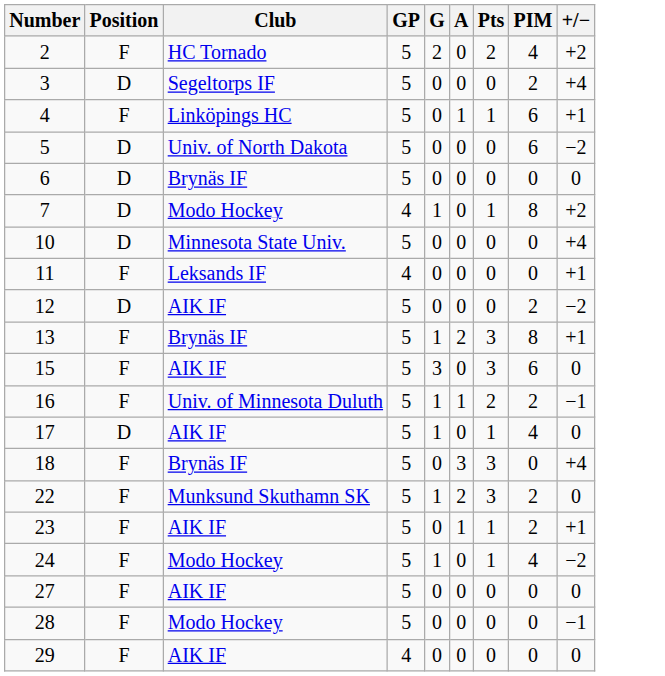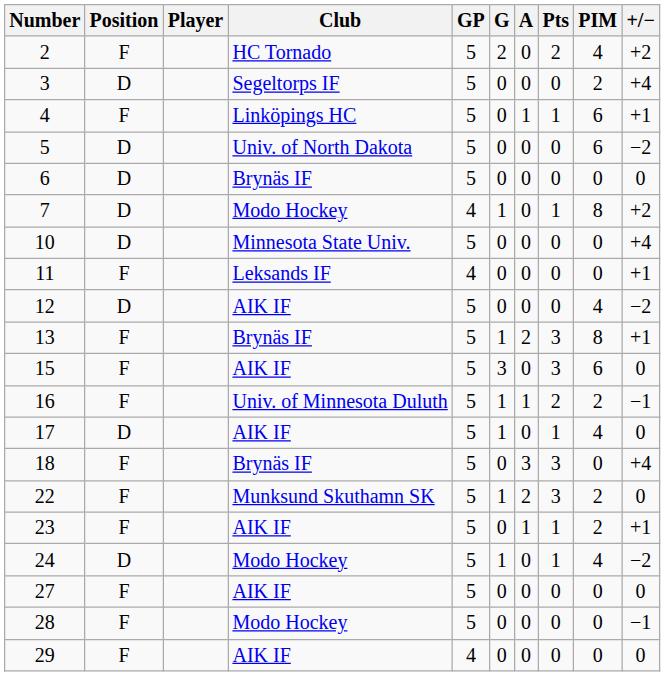+ column: (195, 20)
(533, 305) 2 -> (598, 305) 4
(124, 559) F -> (124, 559) D
